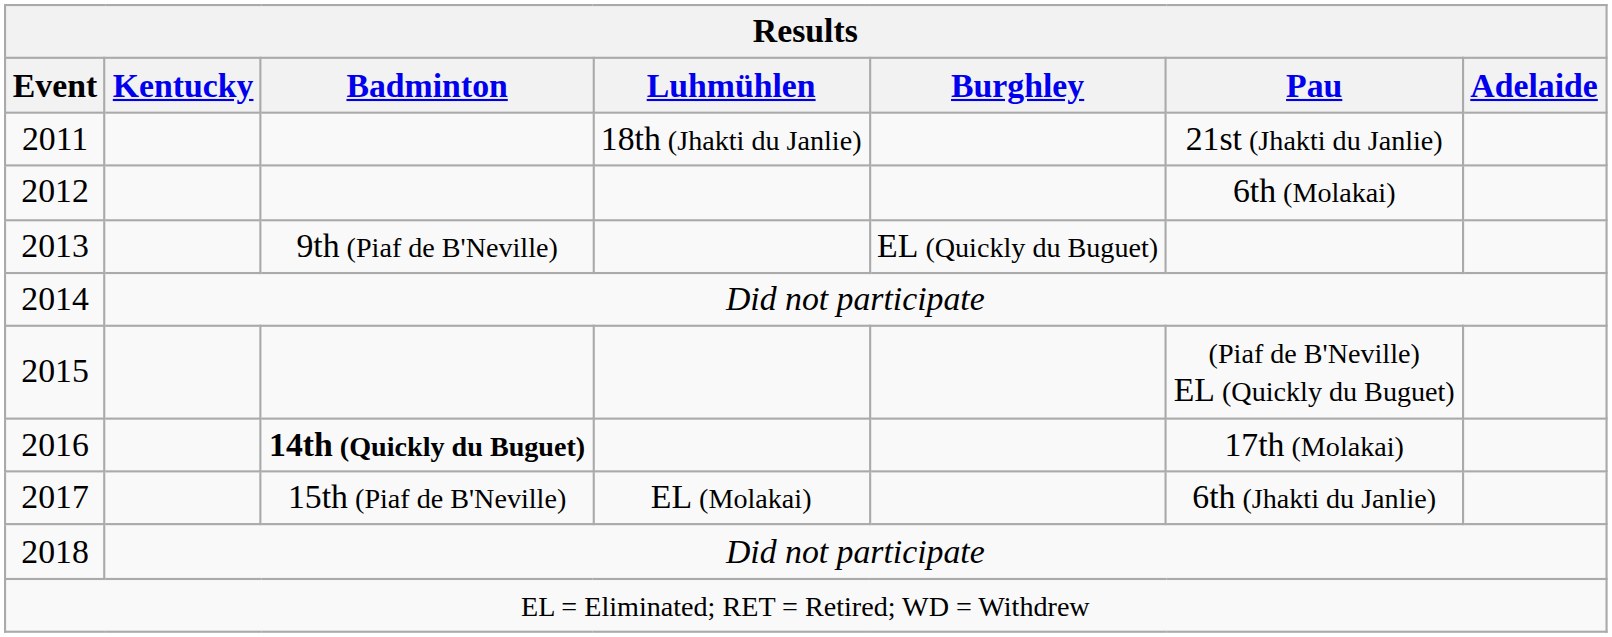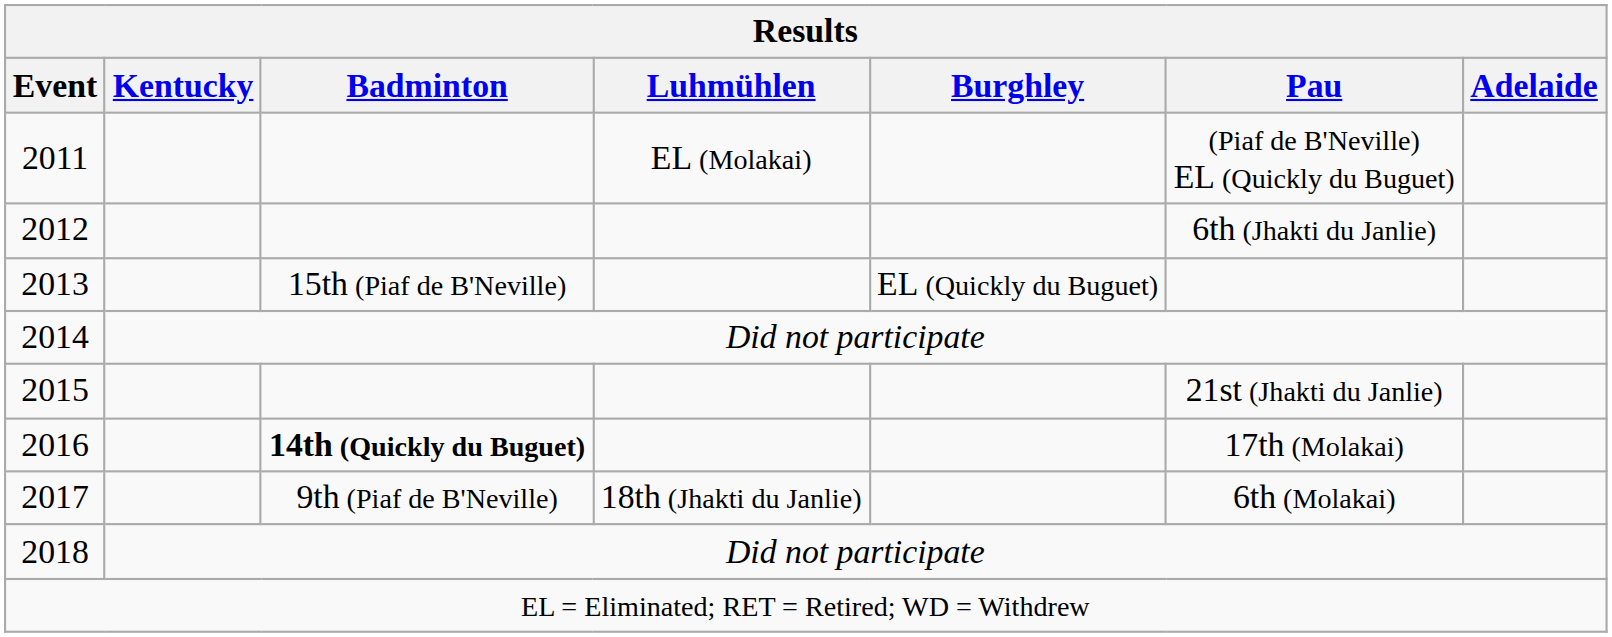(731, 138) 18th (Jhakti du Janlie) -> (731, 157) EL (Molakai)
(1314, 138) 21st (Jhakti du Janlie) -> (1314, 159) (Piaf de B'Neville) EL (Quickly du Buguet)
(1314, 191) 6th (Molakai) -> (1314, 229) 6th (Jhakti du Janlie)
(427, 245) 9th (Piaf de B'Neville) -> (427, 283) 15th (Piaf de B'Neville)
(1314, 373) (Piaf de B'Neville) EL (Quickly du Buguet) -> (1314, 390) 21st (Jhakti du Janlie)
(427, 497) 15th (Piaf de B'Neville) -> (427, 497) 9th (Piaf de B'Neville)
(731, 497) EL (Molakai) -> (731, 497) 18th (Jhakti du Janlie)
(1314, 497) 6th (Jhakti du Janlie) -> (1314, 497) 6th (Molakai)
